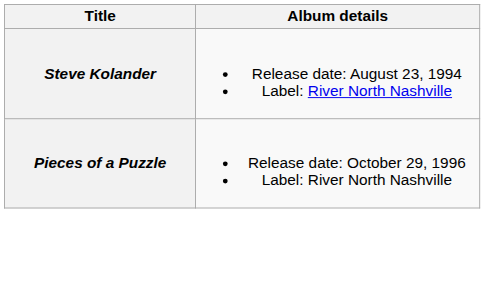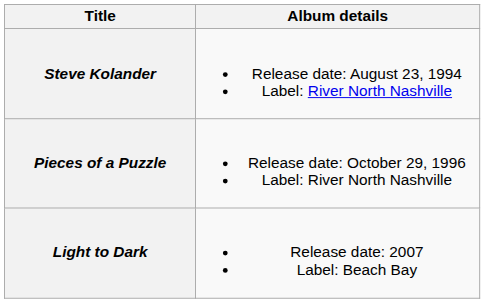+ row: (100, 252)
